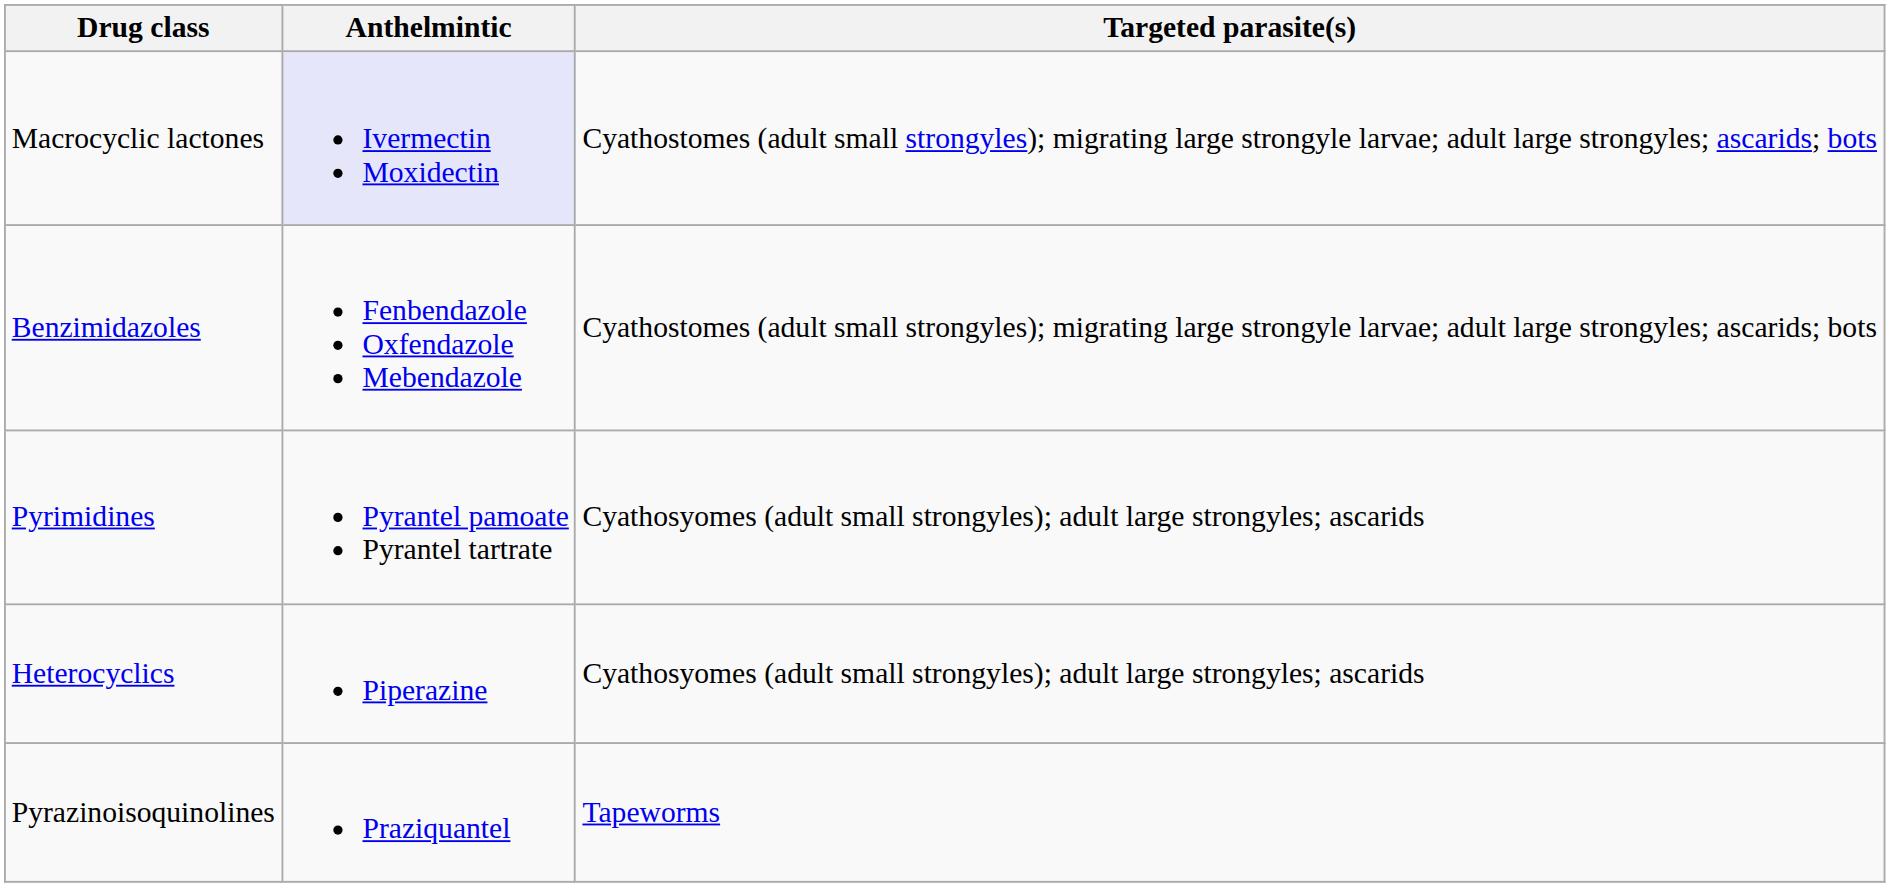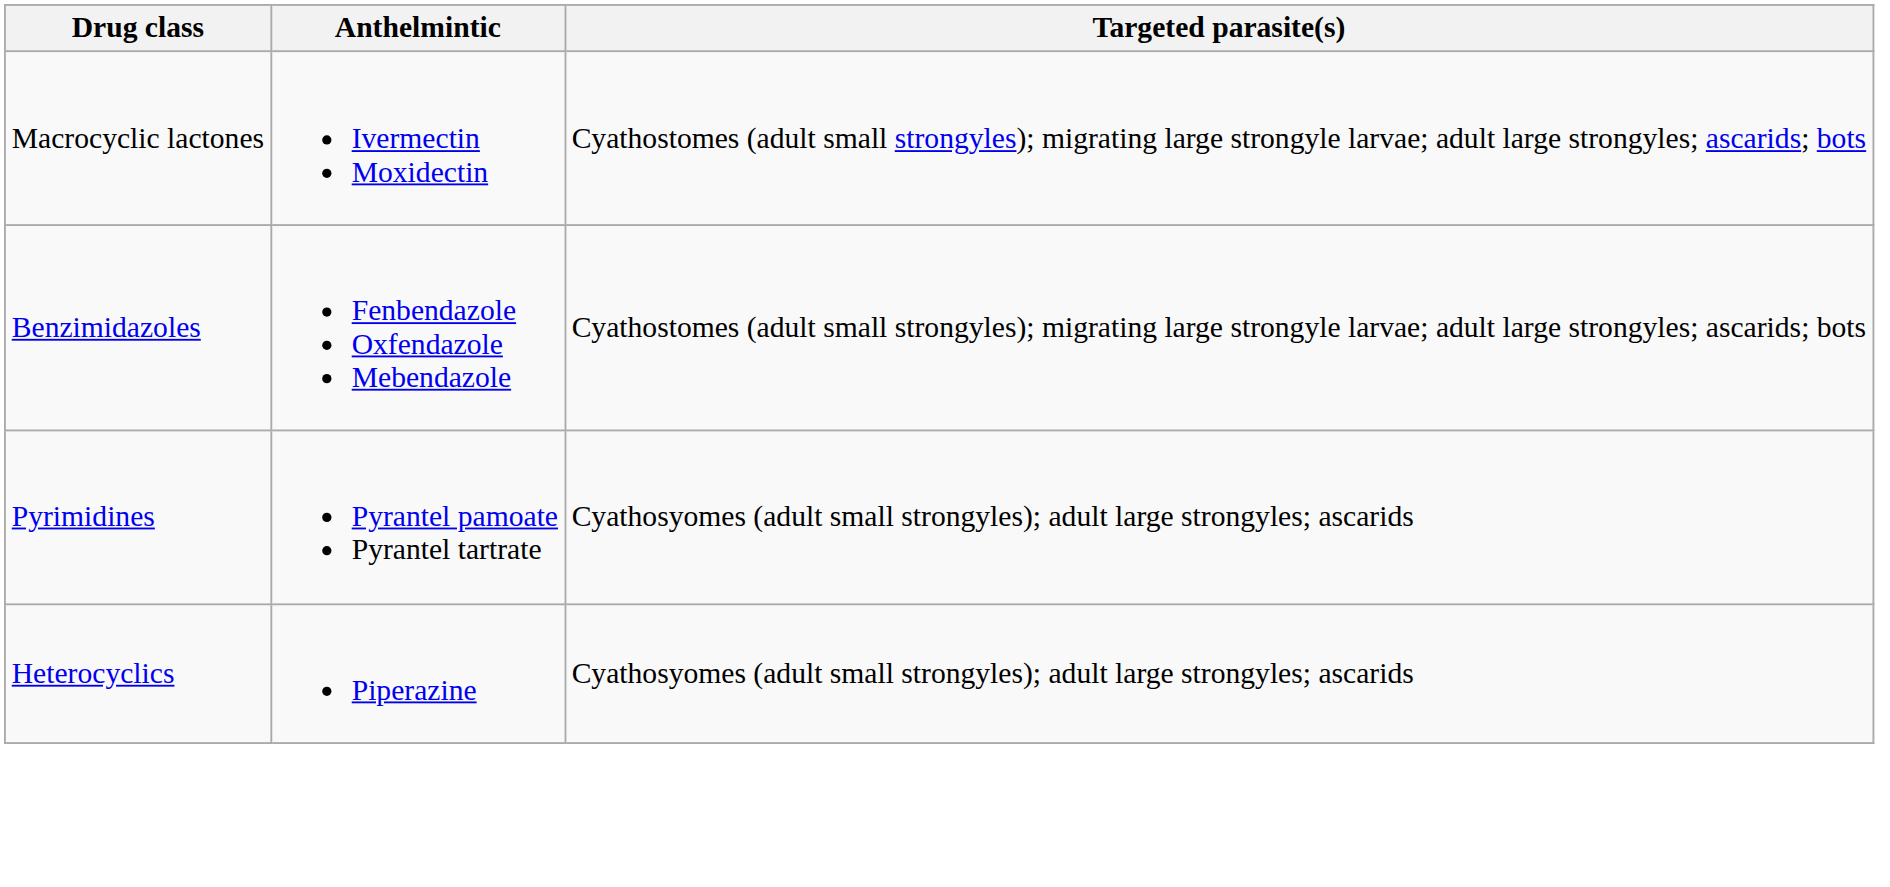(429, 155) lavender background -> (418, 155) no background
- row: (143, 812)
